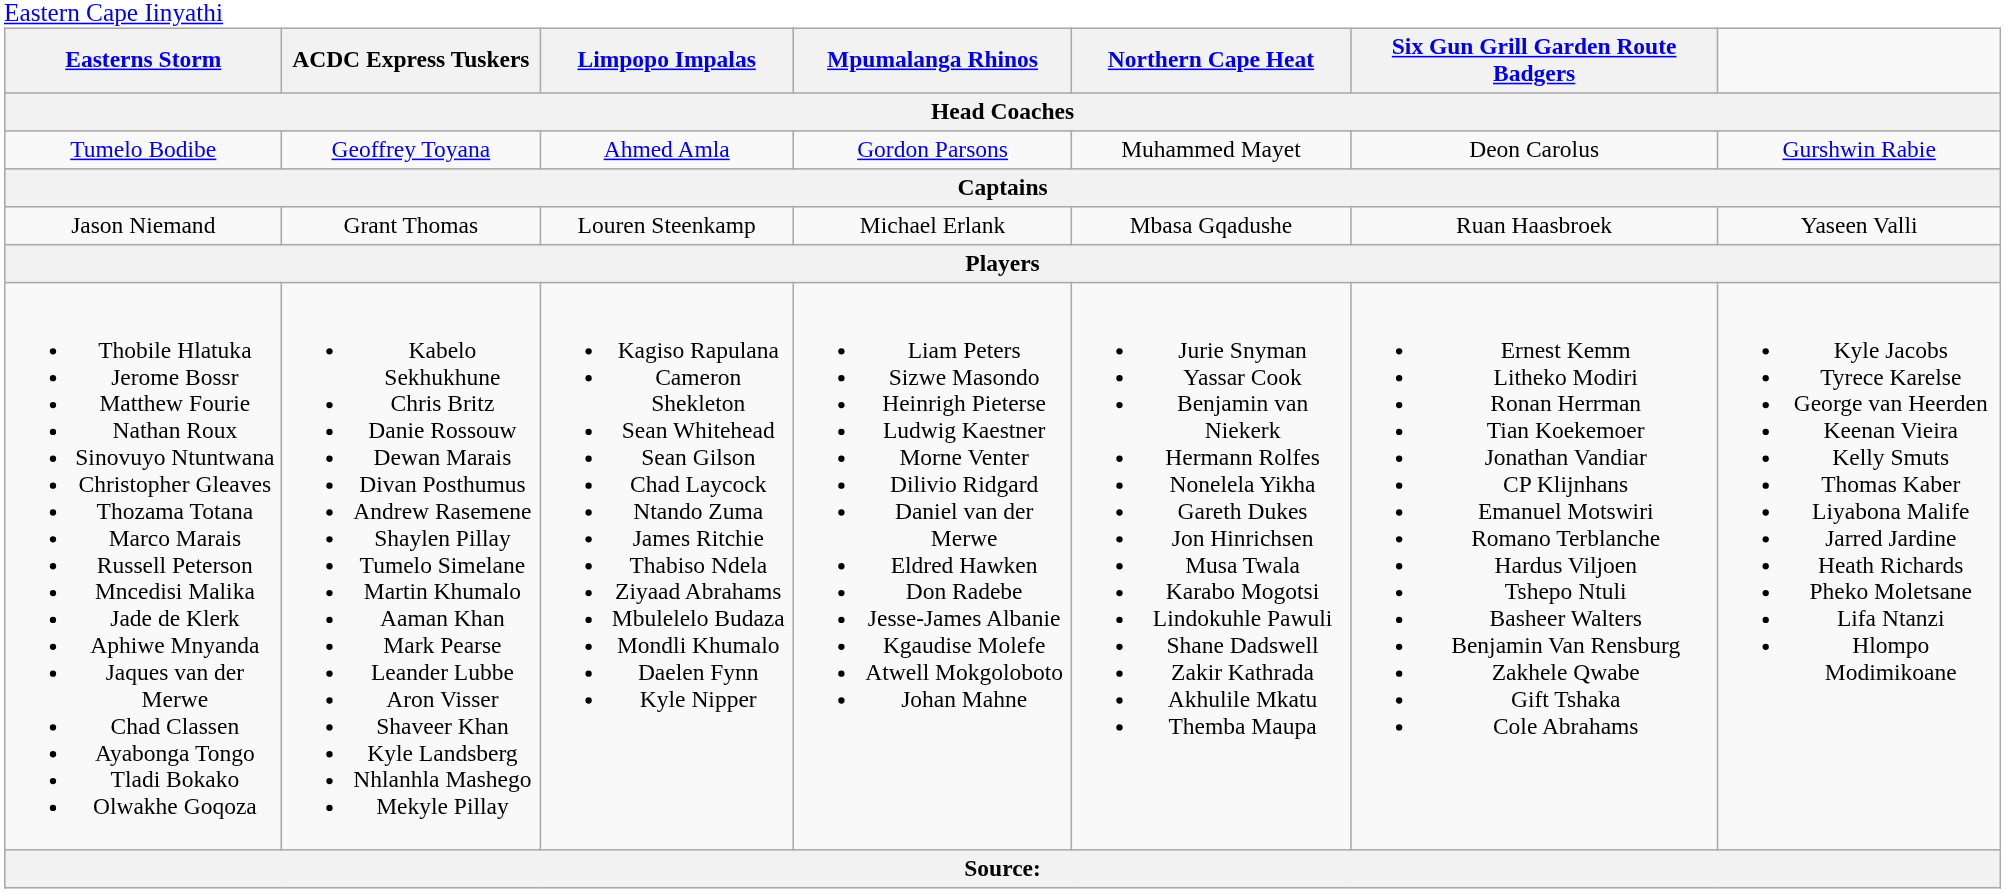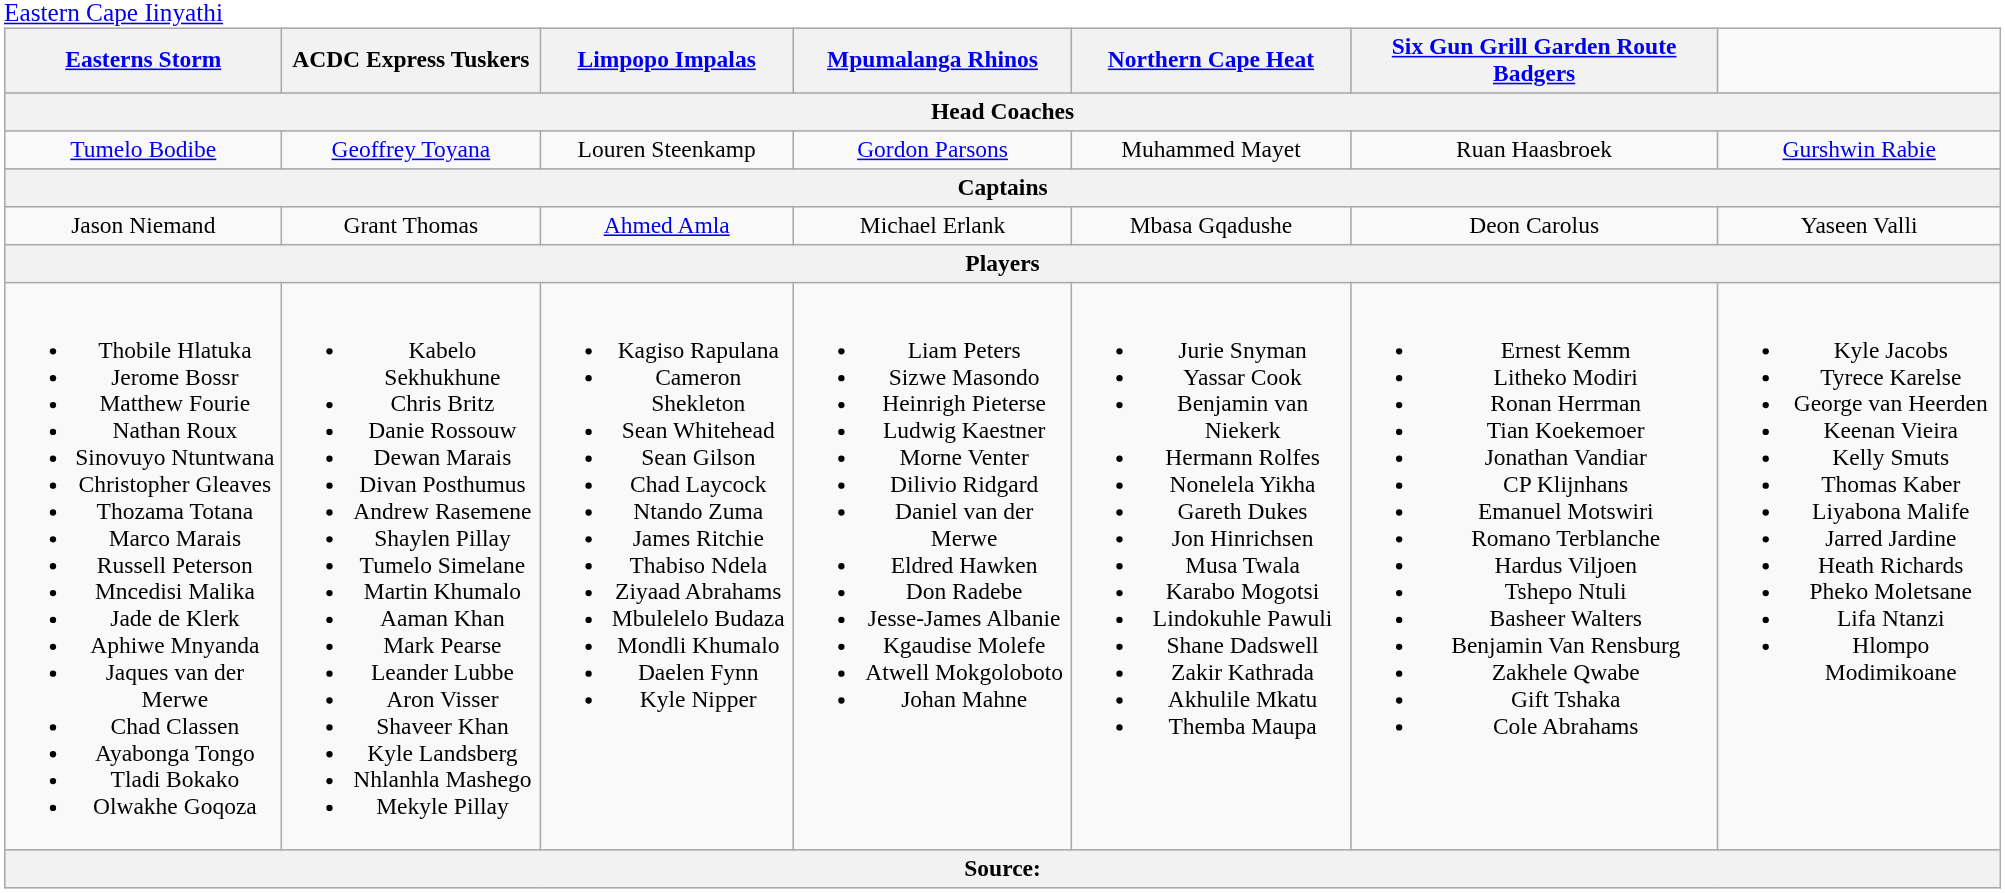(667, 149) Ahmed Amla -> (667, 149) Louren Steenkamp
(1534, 149) Deon Carolus -> (1534, 149) Ruan Haasbroek
(667, 224) Louren Steenkamp -> (667, 224) Ahmed Amla
(1534, 224) Ruan Haasbroek -> (1534, 224) Deon Carolus
